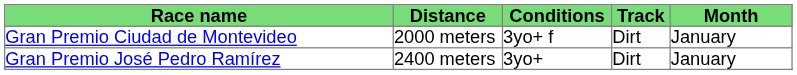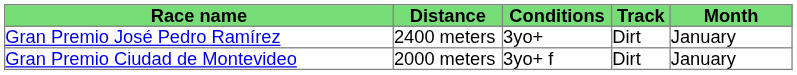rows swapped: (143, 59) <-> (151, 37)
